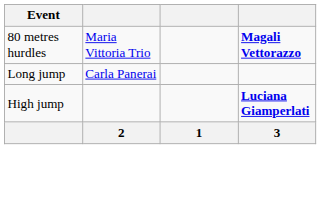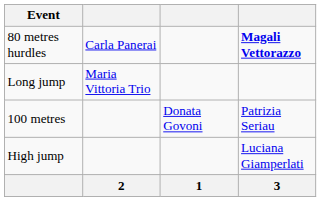(118, 45) Maria Vittoria Trio -> (121, 45) Carla Panerai
(121, 74) Carla Panerai -> (118, 82) Maria Vittoria Trio
+ row: (36, 119)
(275, 103) bold -> (272, 156) normal
